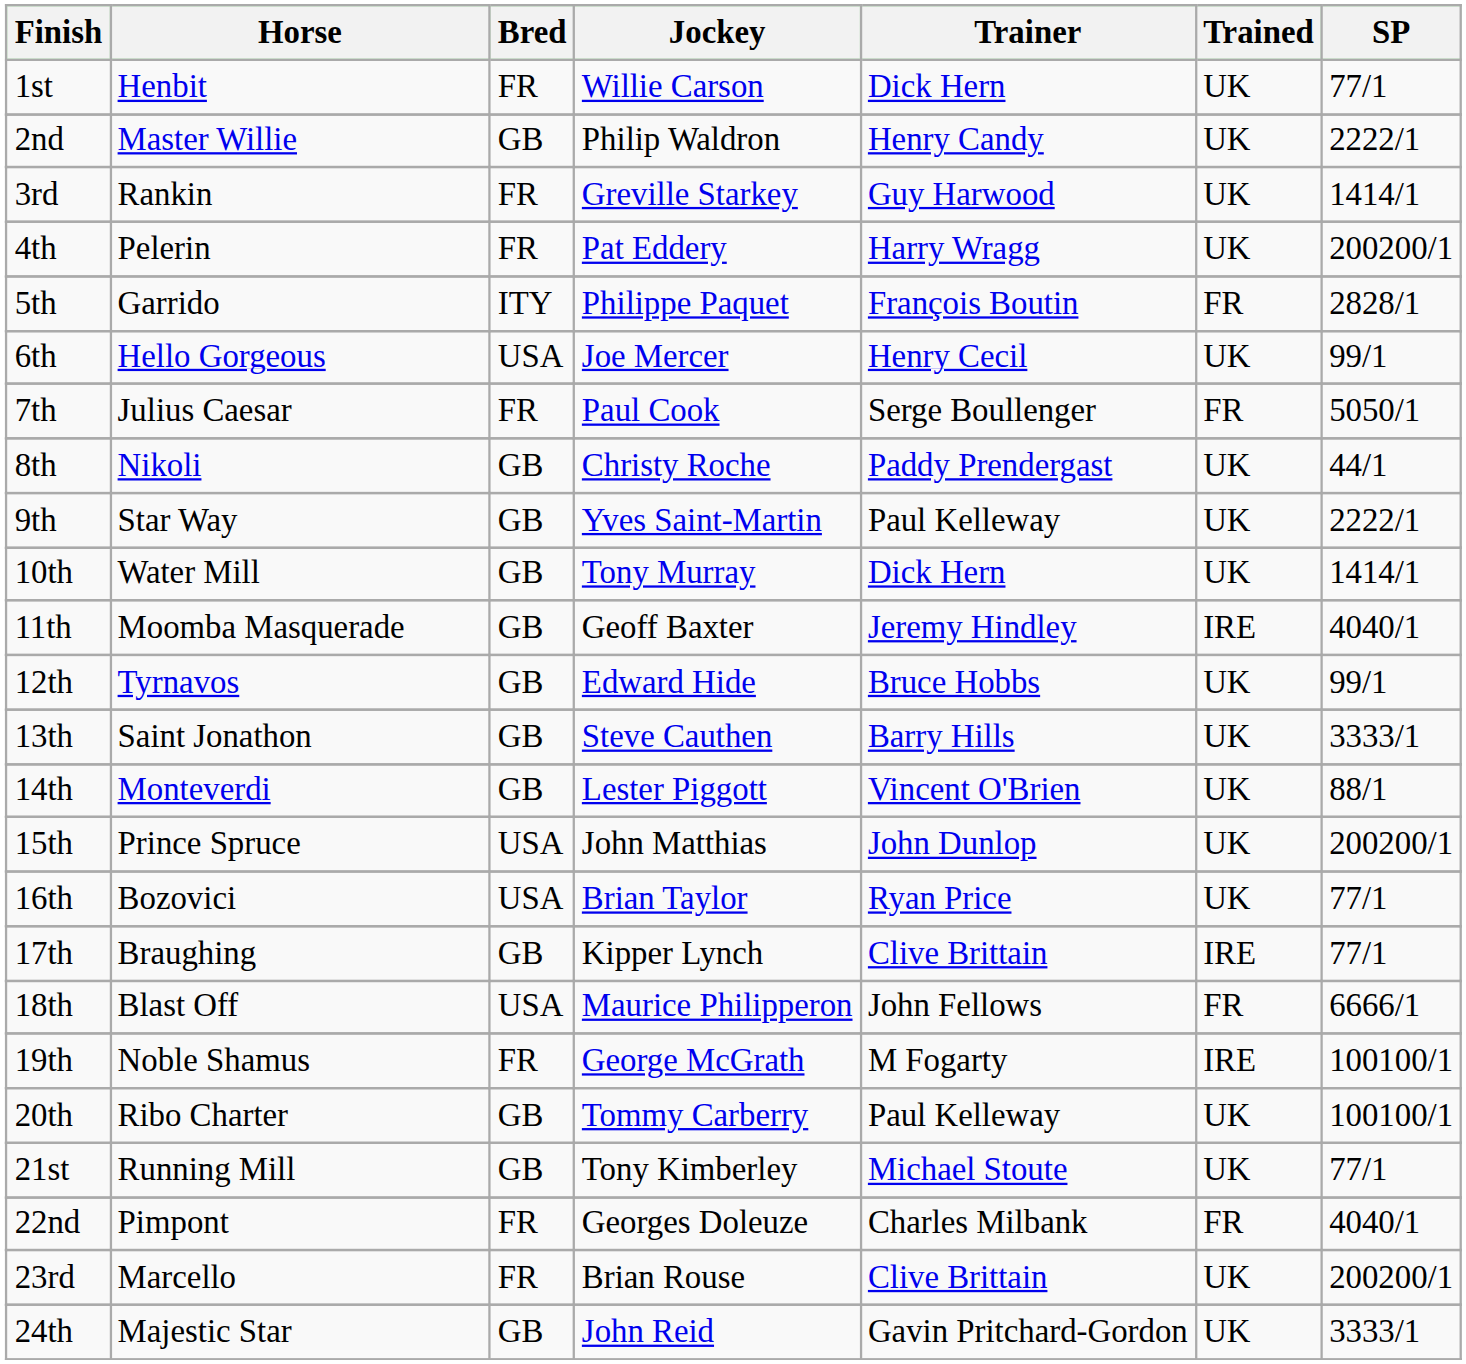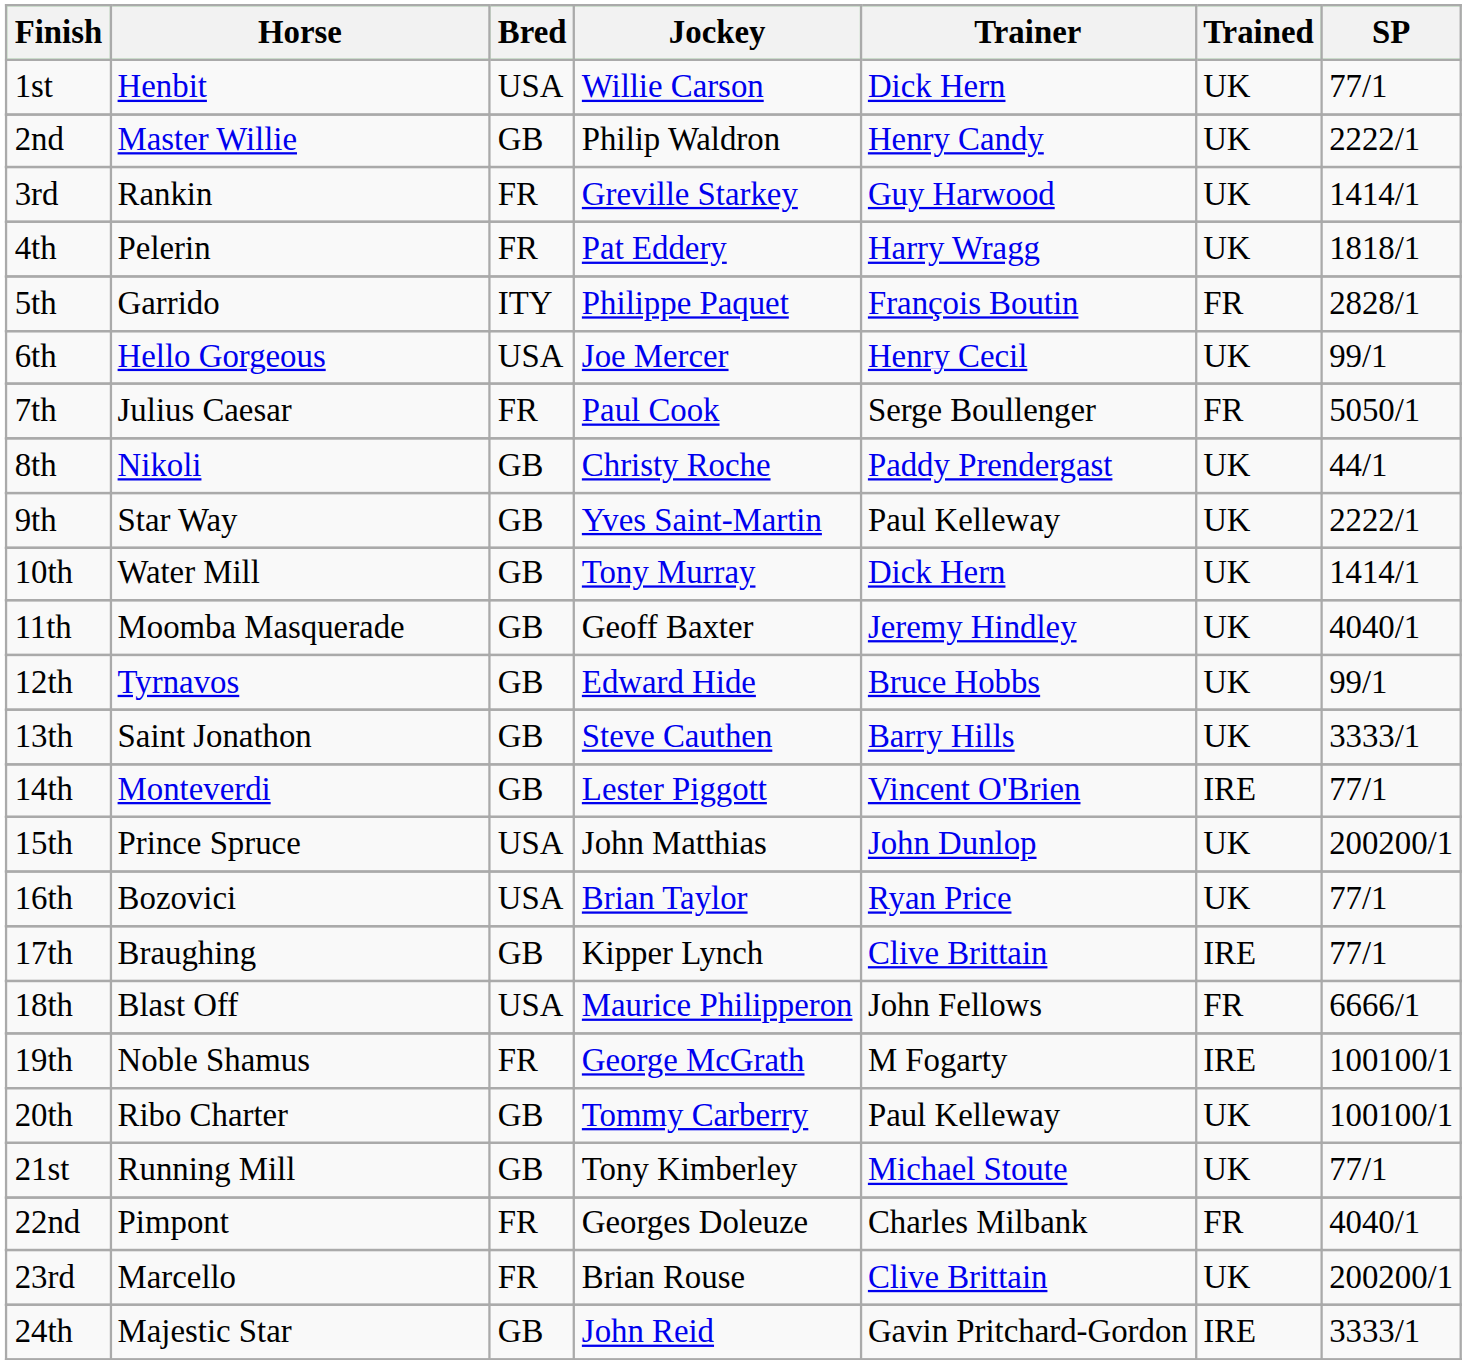(518, 86) FR -> (531, 86) USA
(1391, 248) 200200/1 -> (1375, 248) 1818/1
(1230, 627) IRE -> (1227, 627) UK
(1227, 790) UK -> (1230, 790) IRE
(1358, 790) 88/1 -> (1358, 790) 77/1
(1227, 1331) UK -> (1230, 1331) IRE
